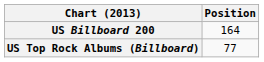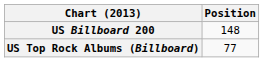(230, 30) 164 -> (230, 30) 148
